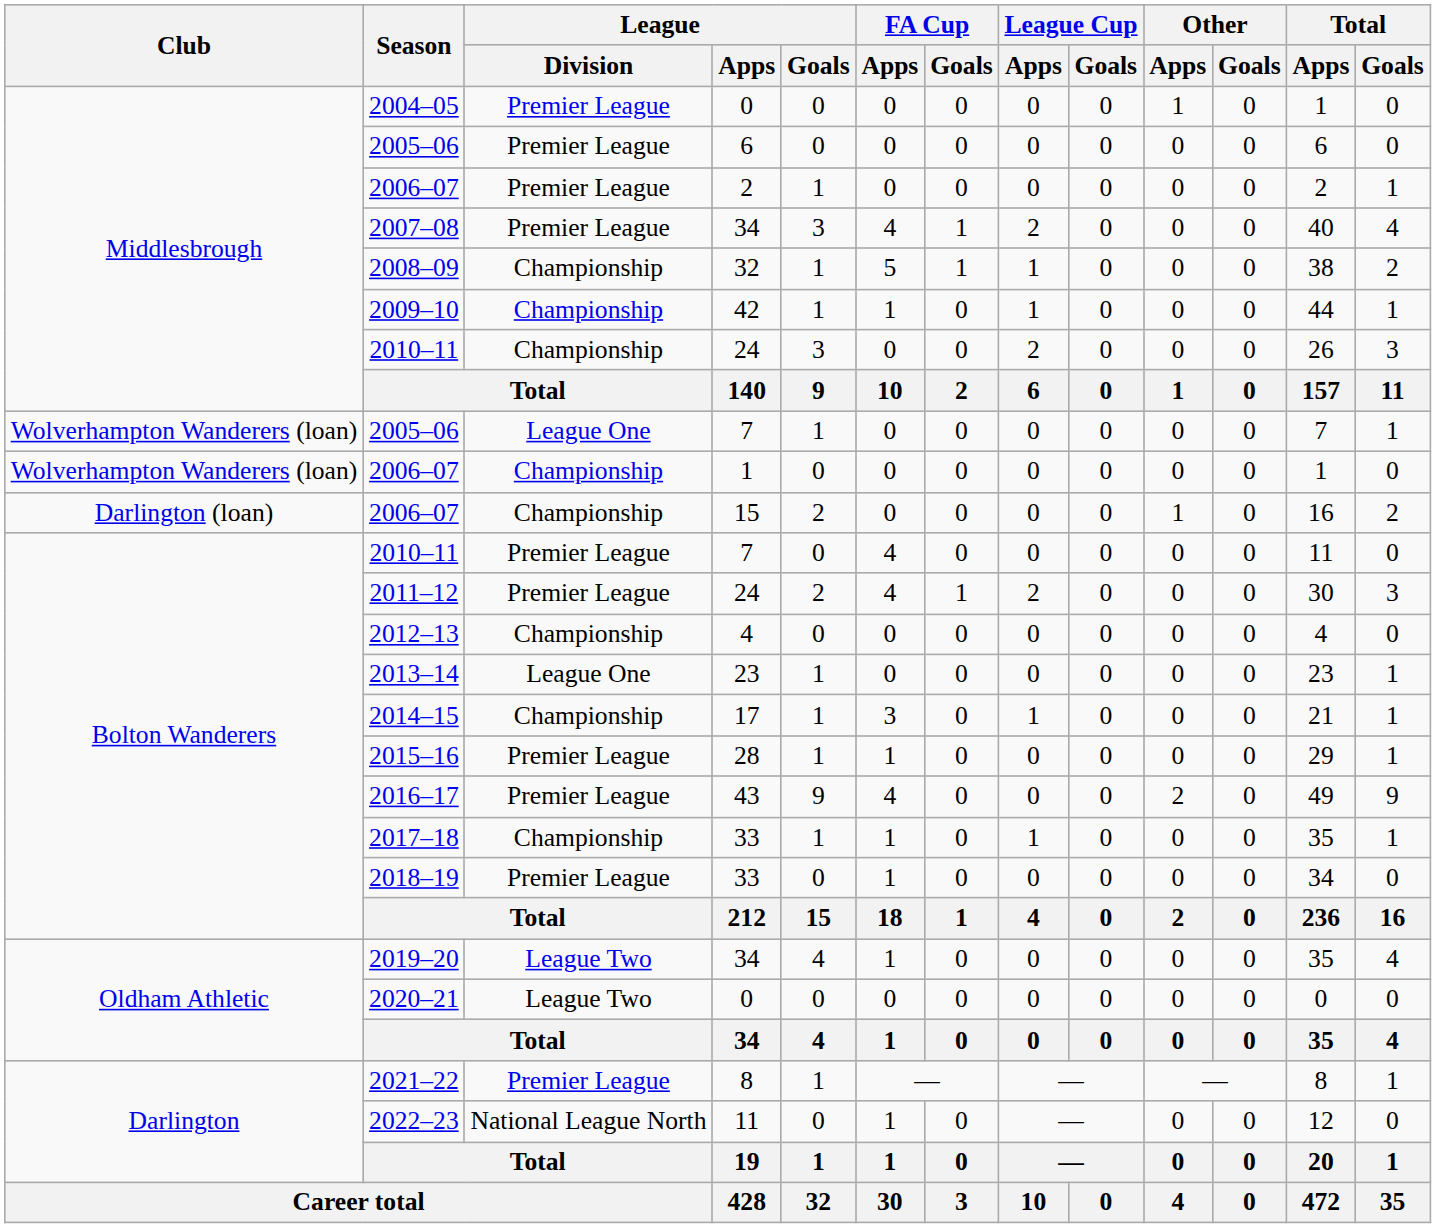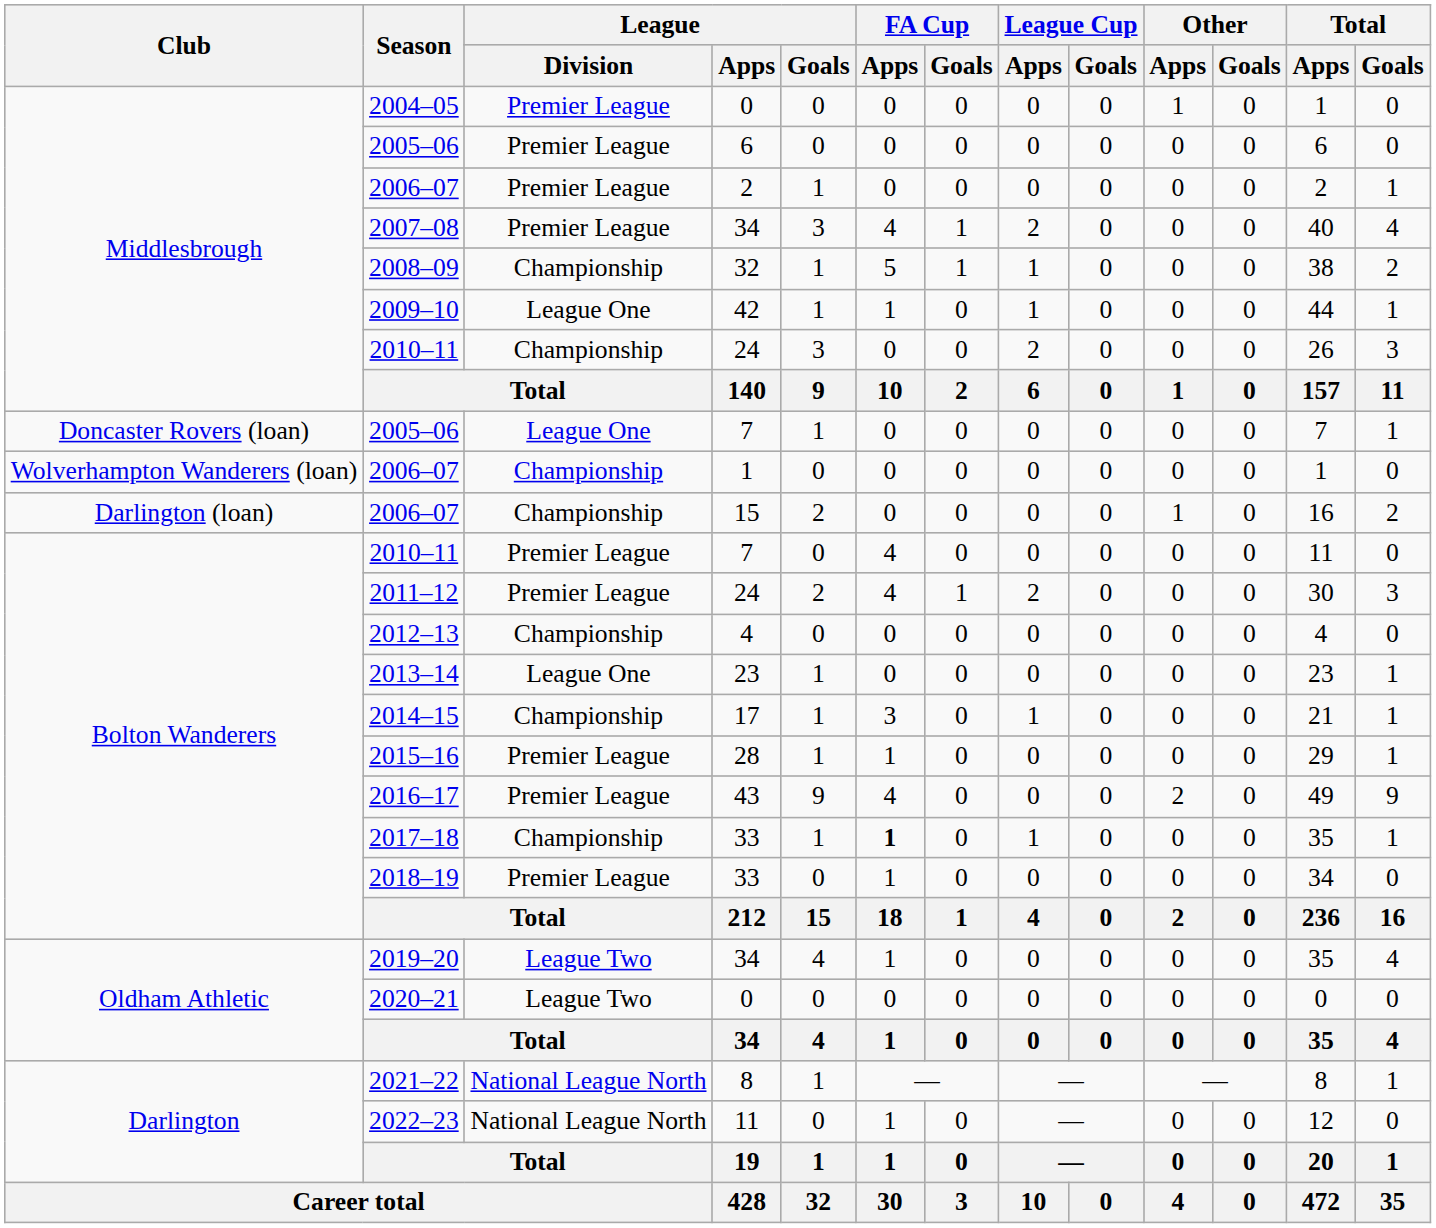(588, 308) Championship -> (588, 308) League One
(184, 430) Wolverhampton Wanderers (loan) -> (184, 430) Doncaster Rovers (loan)
(890, 836) normal -> (890, 836) bold
(588, 1080) Premier League -> (588, 1080) National League North
